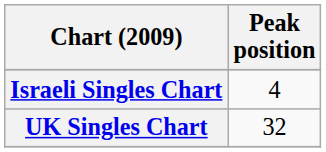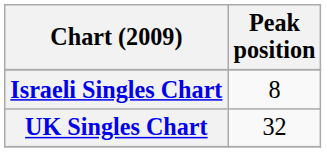(275, 89) 4 -> (275, 89) 8
